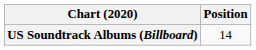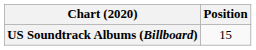(226, 34) 14 -> (226, 34) 15
